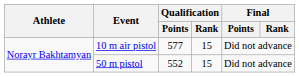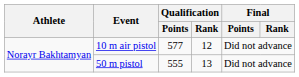(207, 46) 15 -> (207, 46) 12
(175, 63) 552 -> (175, 63) 555
(207, 63) 15 -> (207, 63) 13
